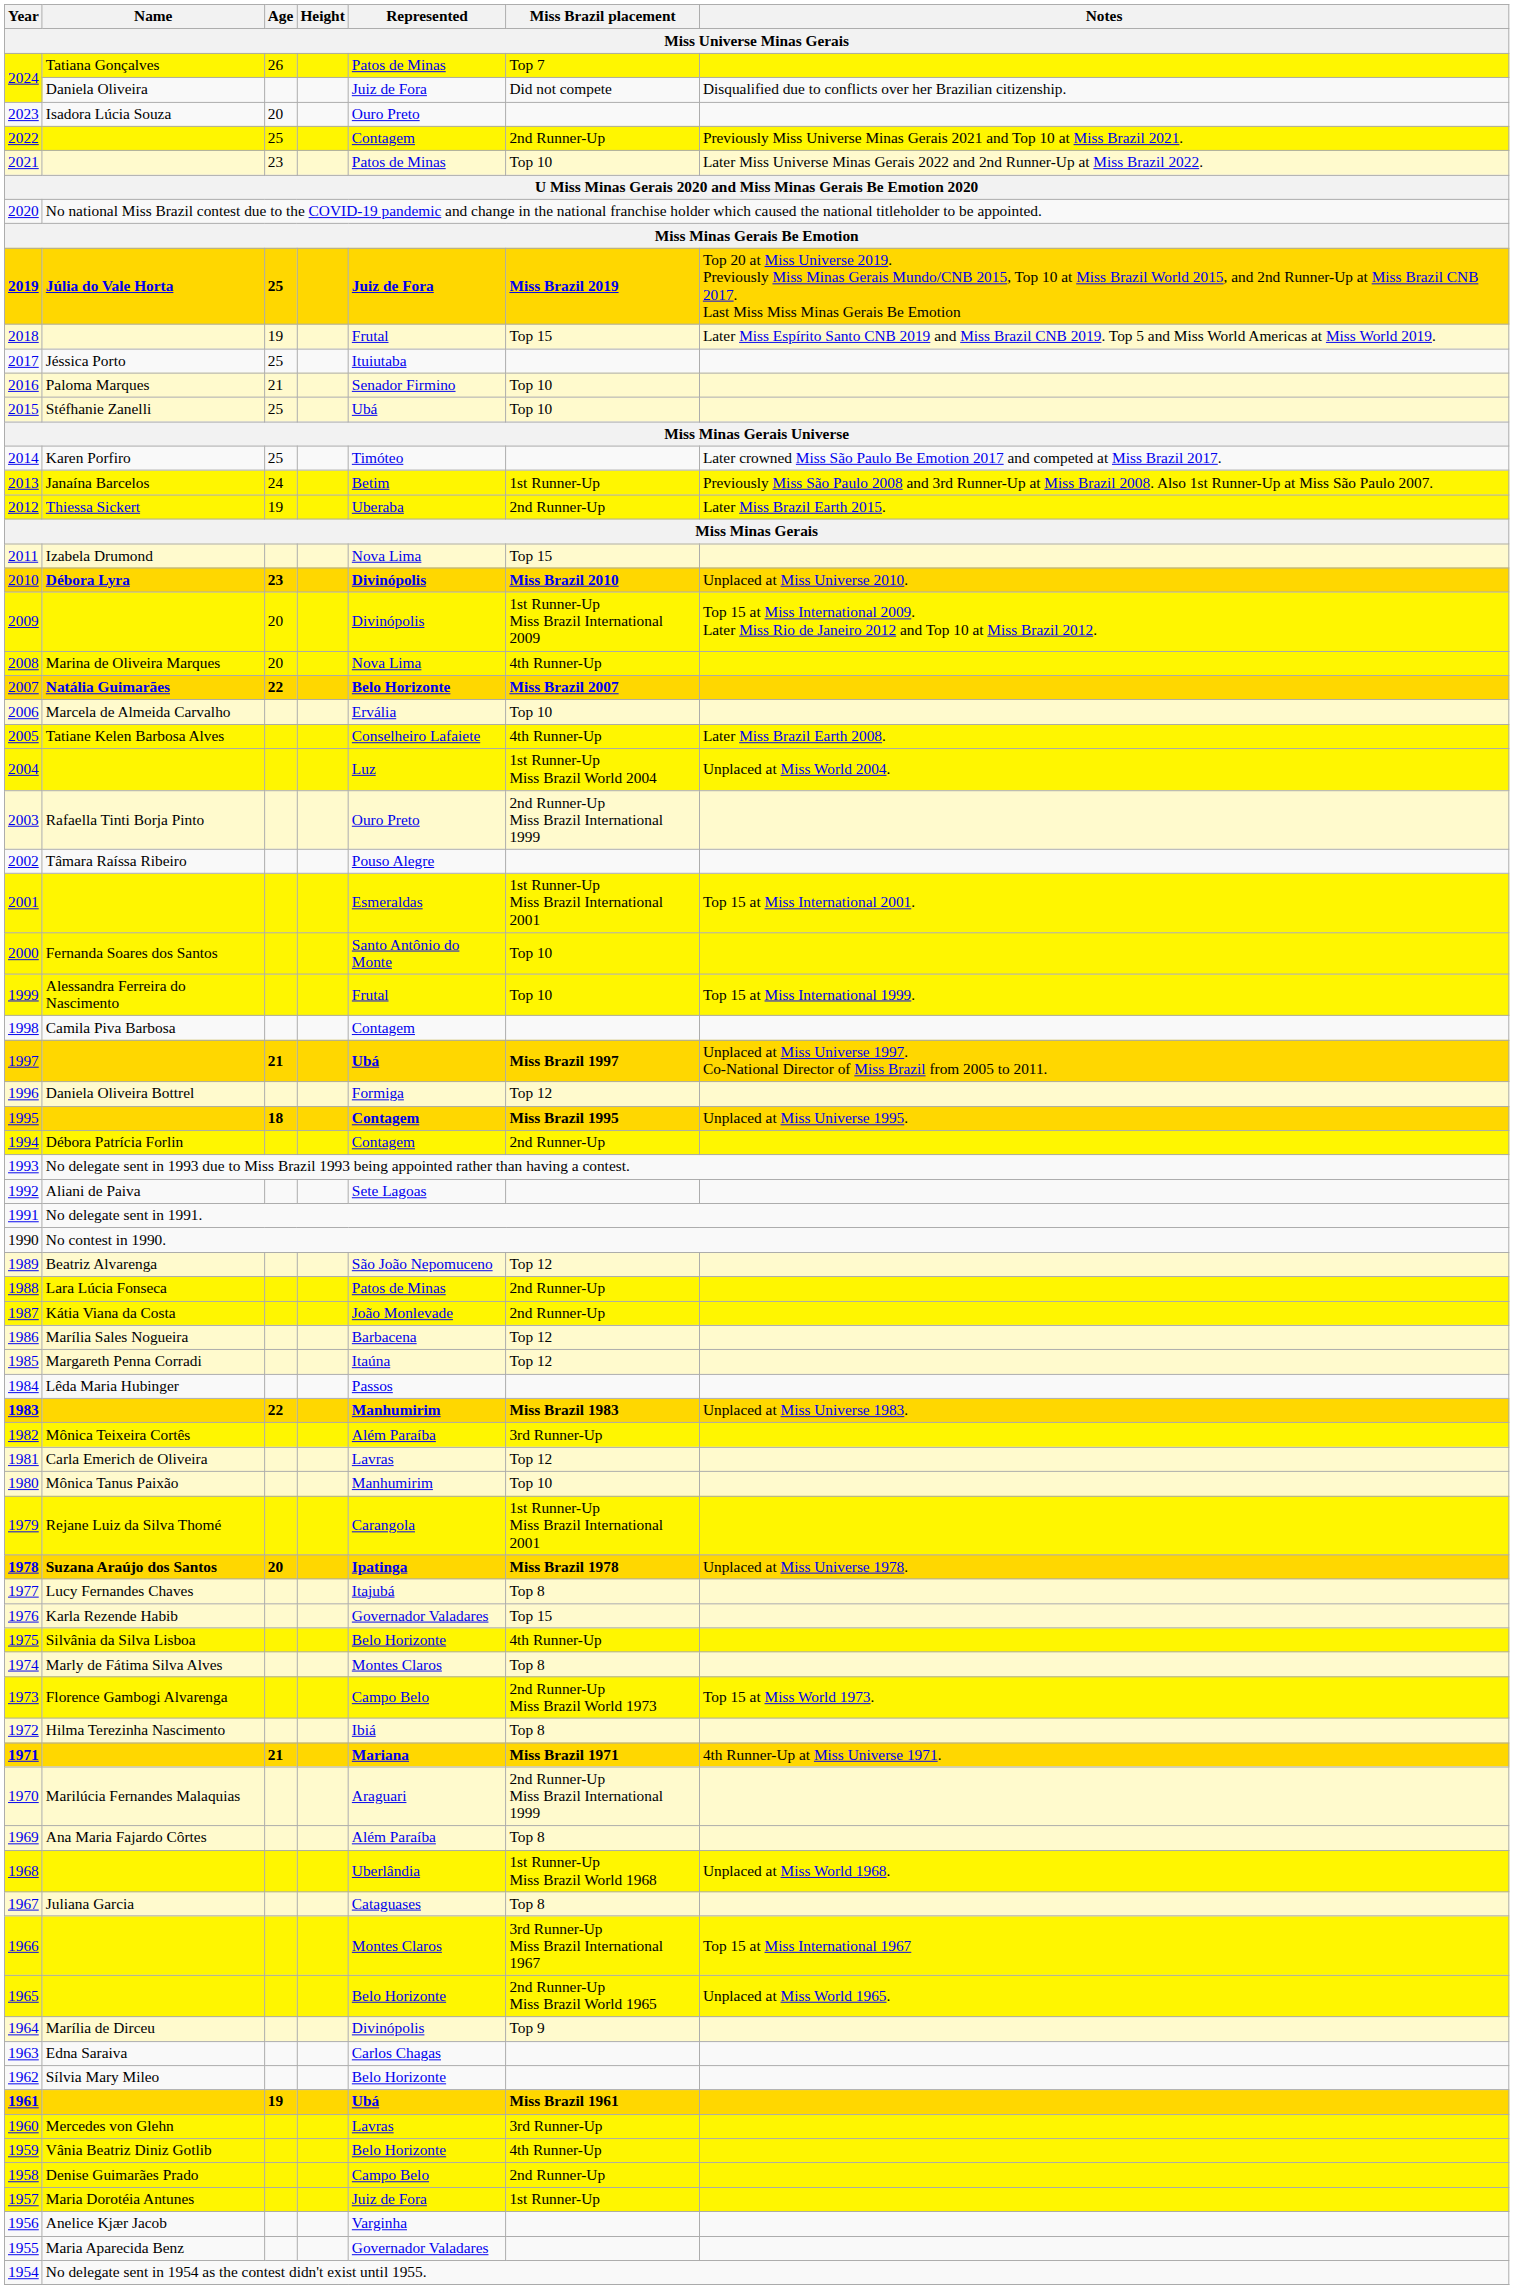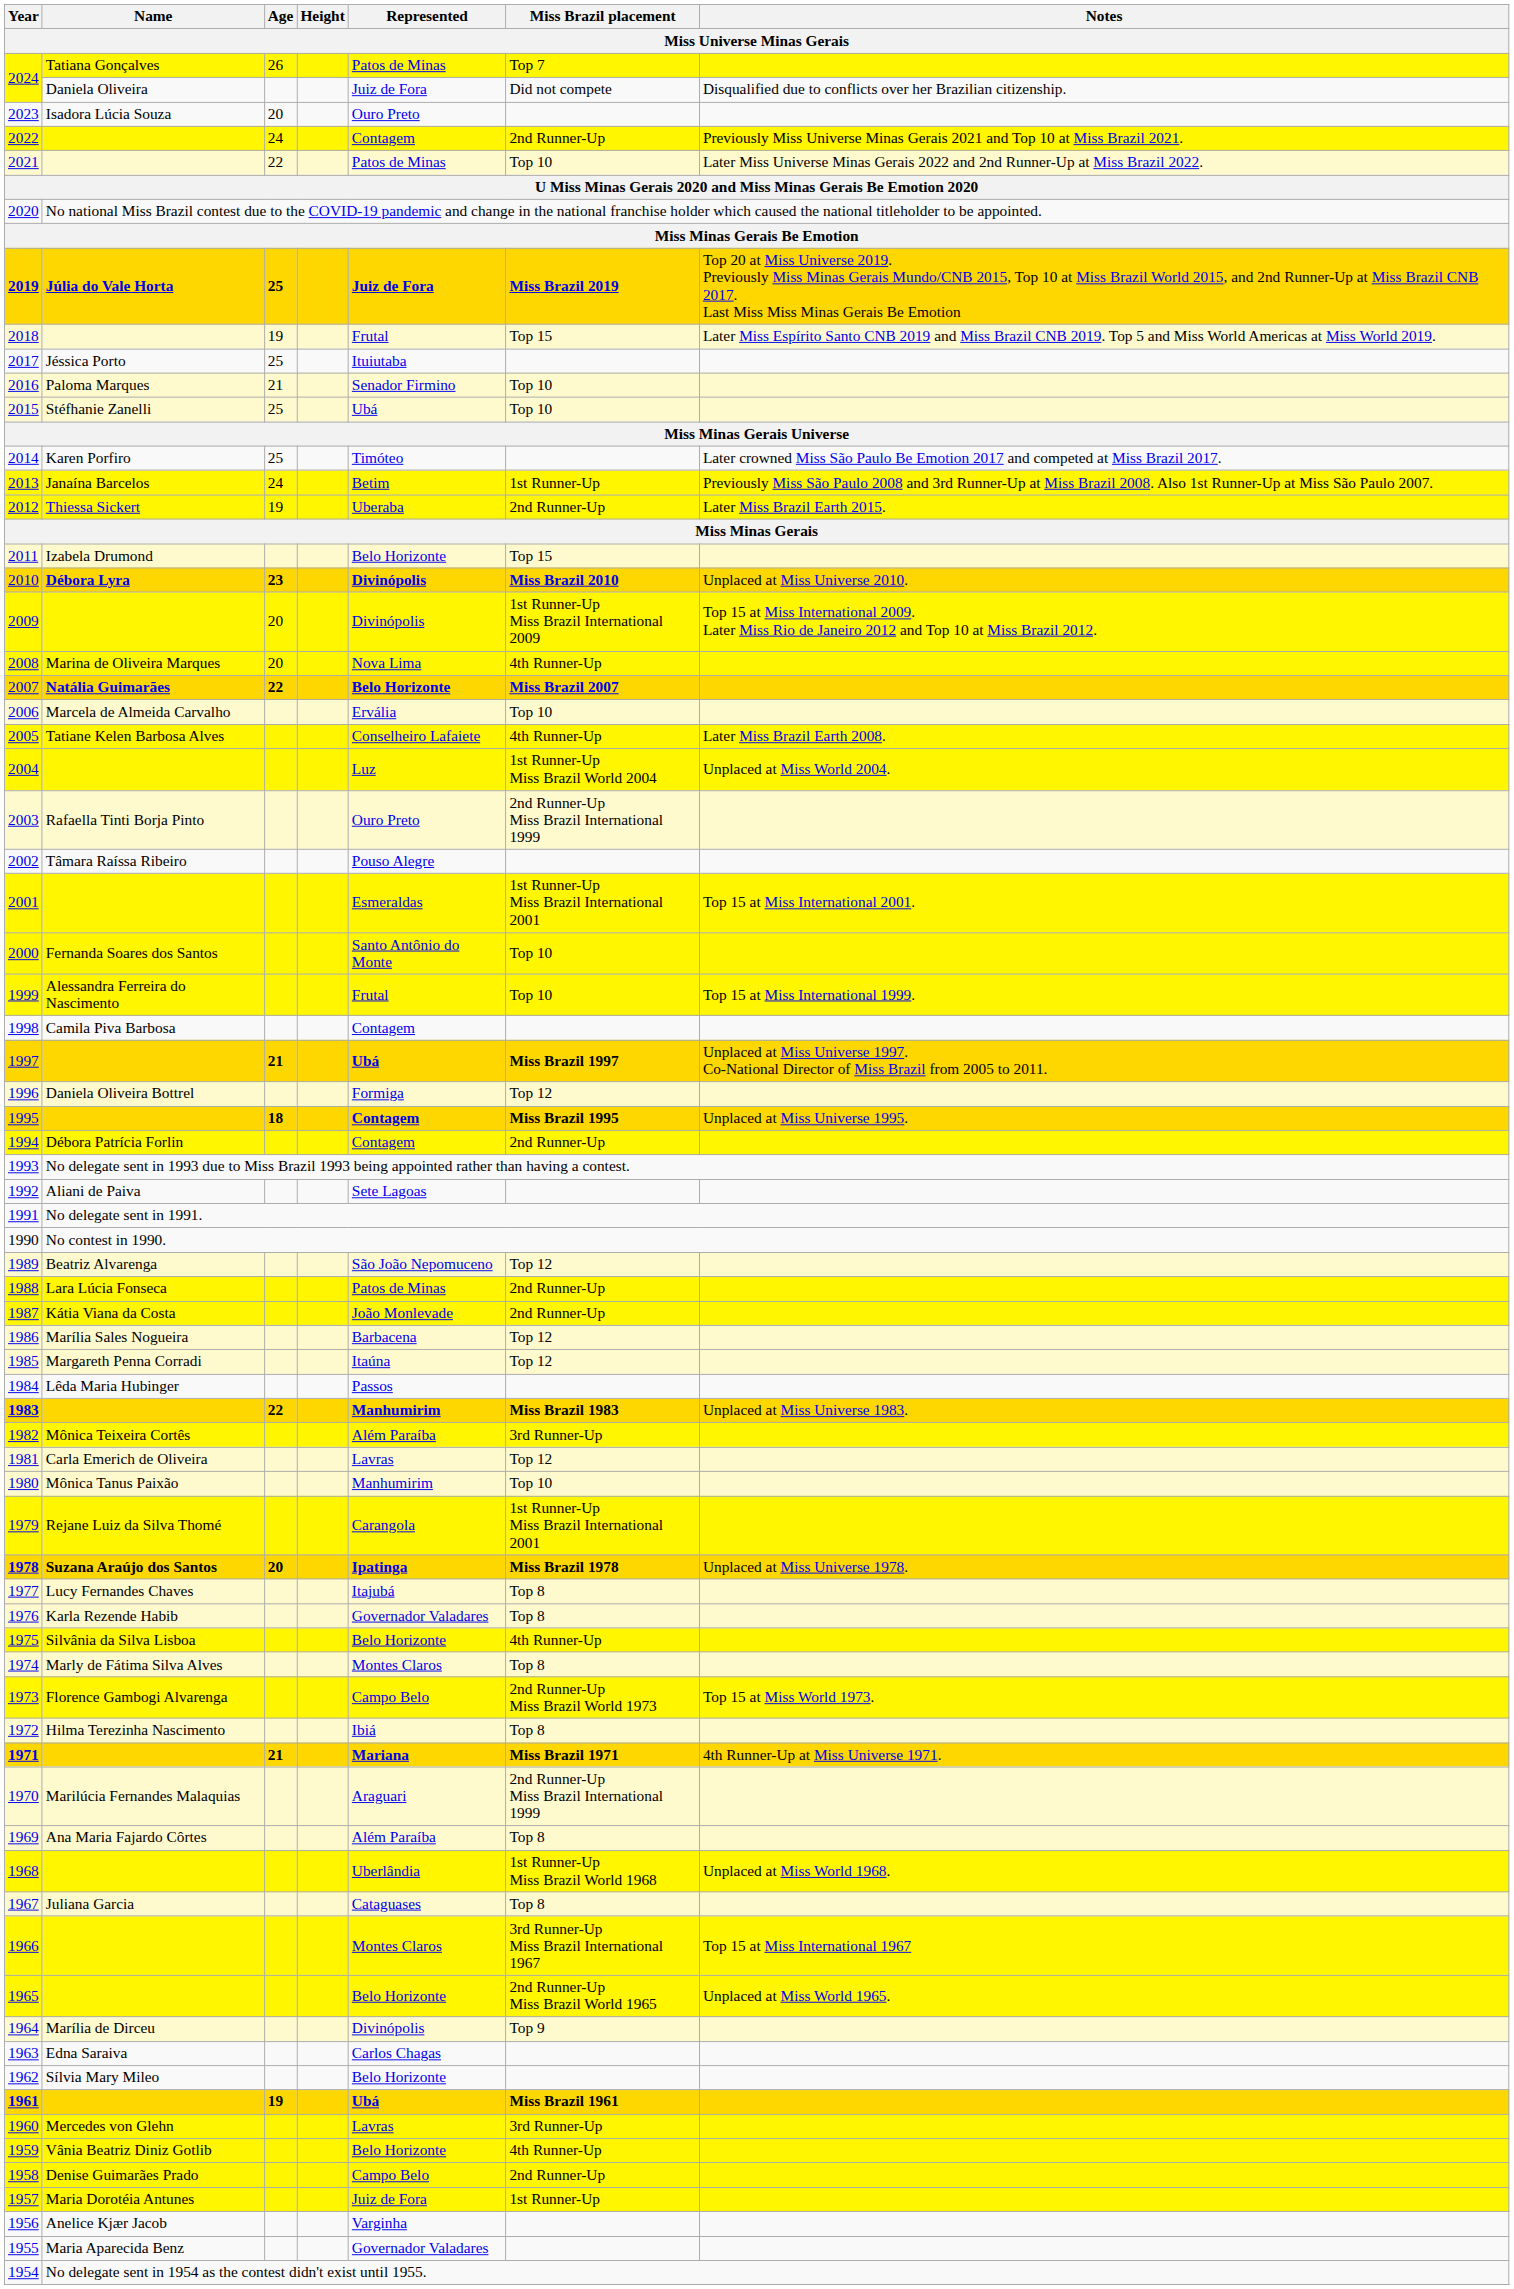(275, 138) 25 -> (275, 138) 24
(275, 162) 23 -> (275, 162) 22
(387, 555) Nova Lima -> (399, 555) Belo Horizonte
(531, 1615) Top 15 -> (527, 1615) Top 8
